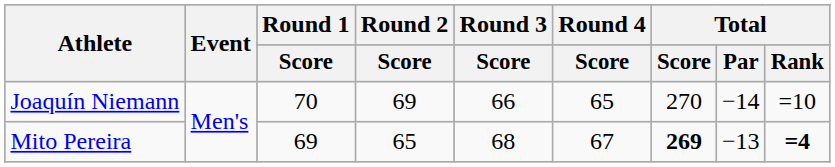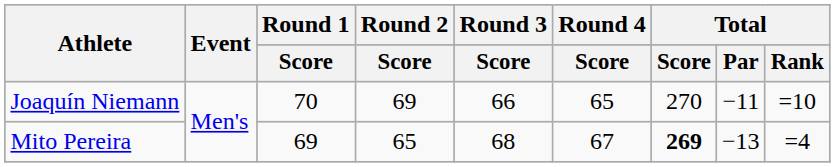(741, 101) −14 -> (741, 101) −11
(797, 141) bold -> (797, 141) normal
